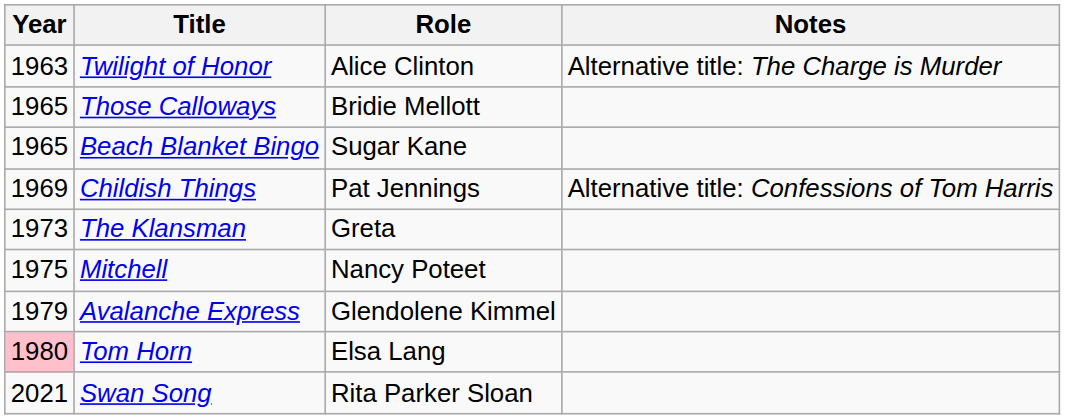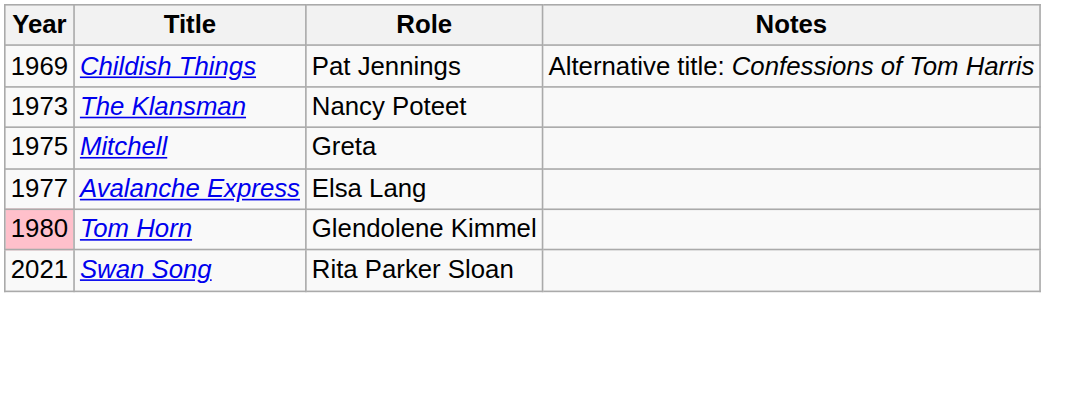- row: (176, 65)
- row: (178, 106)
- row: (200, 147)
(363, 229) Greta -> (389, 106) Nancy Poteet
(408, 270) Nancy Poteet -> (344, 147) Greta
(39, 310) 1979 -> (39, 188) 1977
(443, 310) Glendolene Kimmel -> (369, 188) Elsa Lang
(388, 351) Elsa Lang -> (424, 229) Glendolene Kimmel
